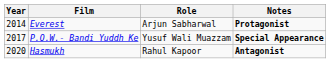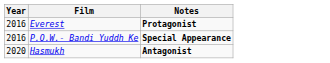- column: (187, 11)
(16, 24) 2014 -> (16, 24) 2016
(16, 38) 2017 -> (16, 38) 2016
